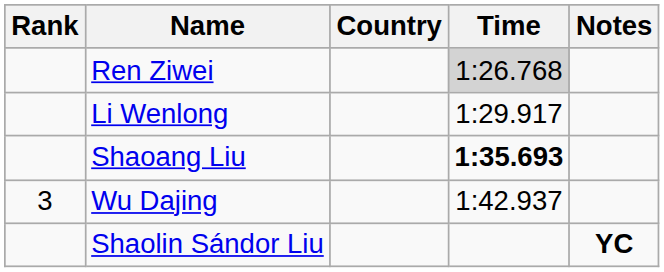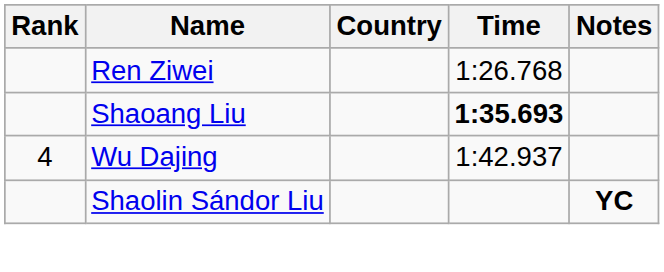(509, 69) lightgrey background -> (509, 69) no background
- row: (160, 113)
(45, 200) 3 -> (45, 157) 4
